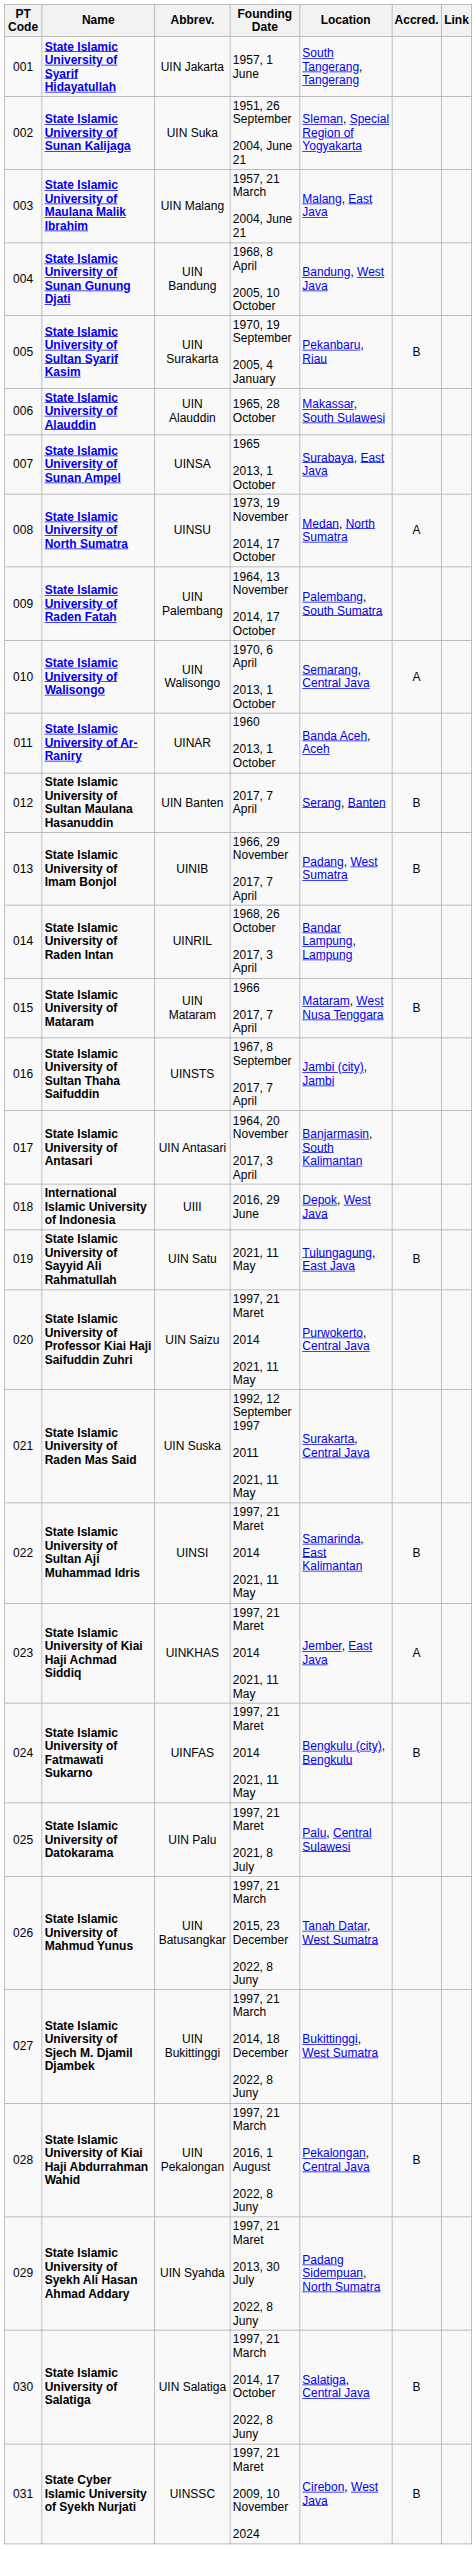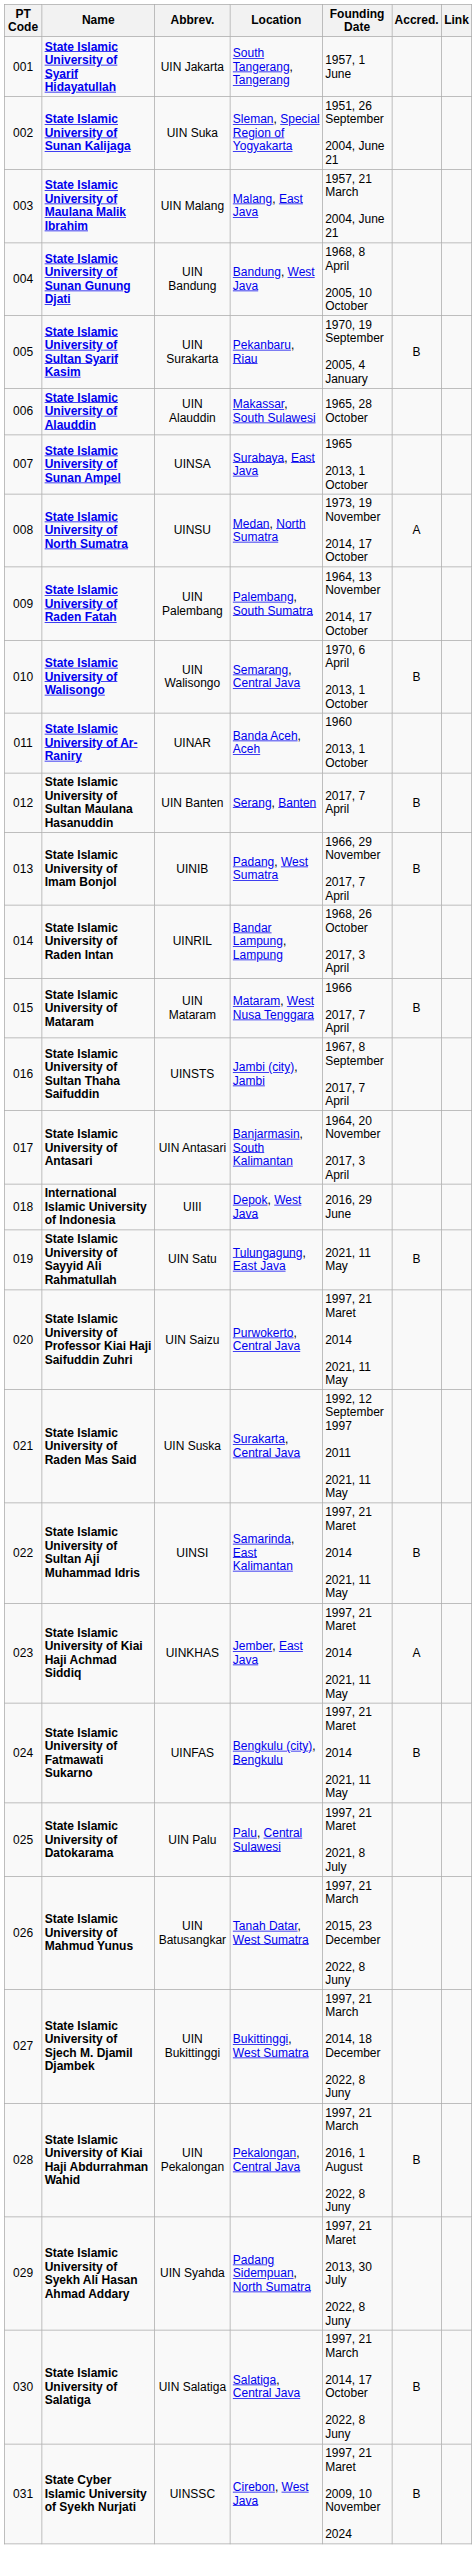columns swapped: (265, 20) <-> (346, 20)
(417, 676) A -> (417, 676) B
